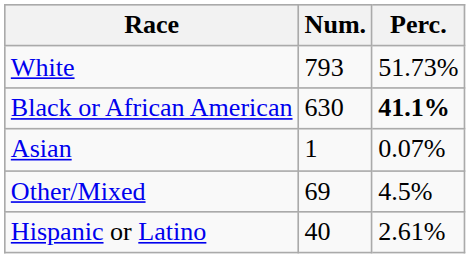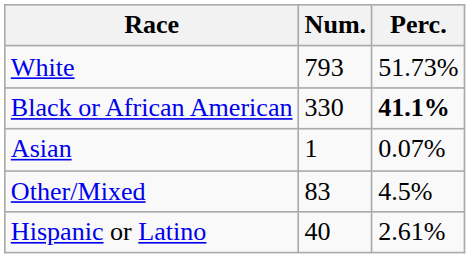(324, 107) 630 -> (324, 107) 330
(318, 190) 69 -> (318, 190) 83
